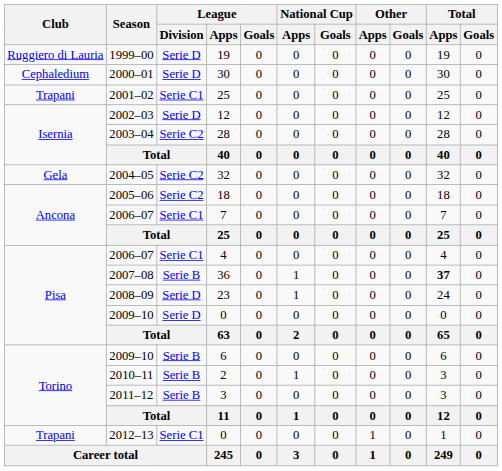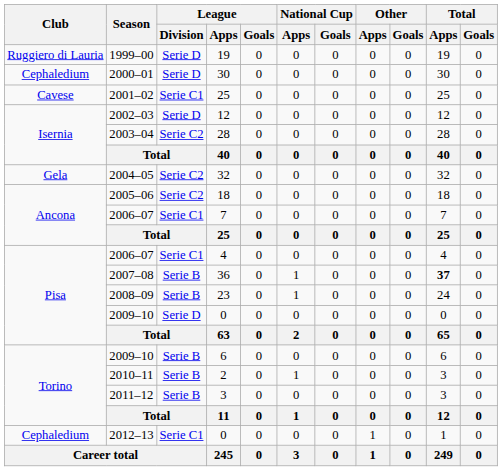(55, 94) Trapani -> (55, 94) Cavese
(182, 295) Serie D -> (182, 295) Serie B
(55, 435) Trapani -> (55, 435) Cephaledium
